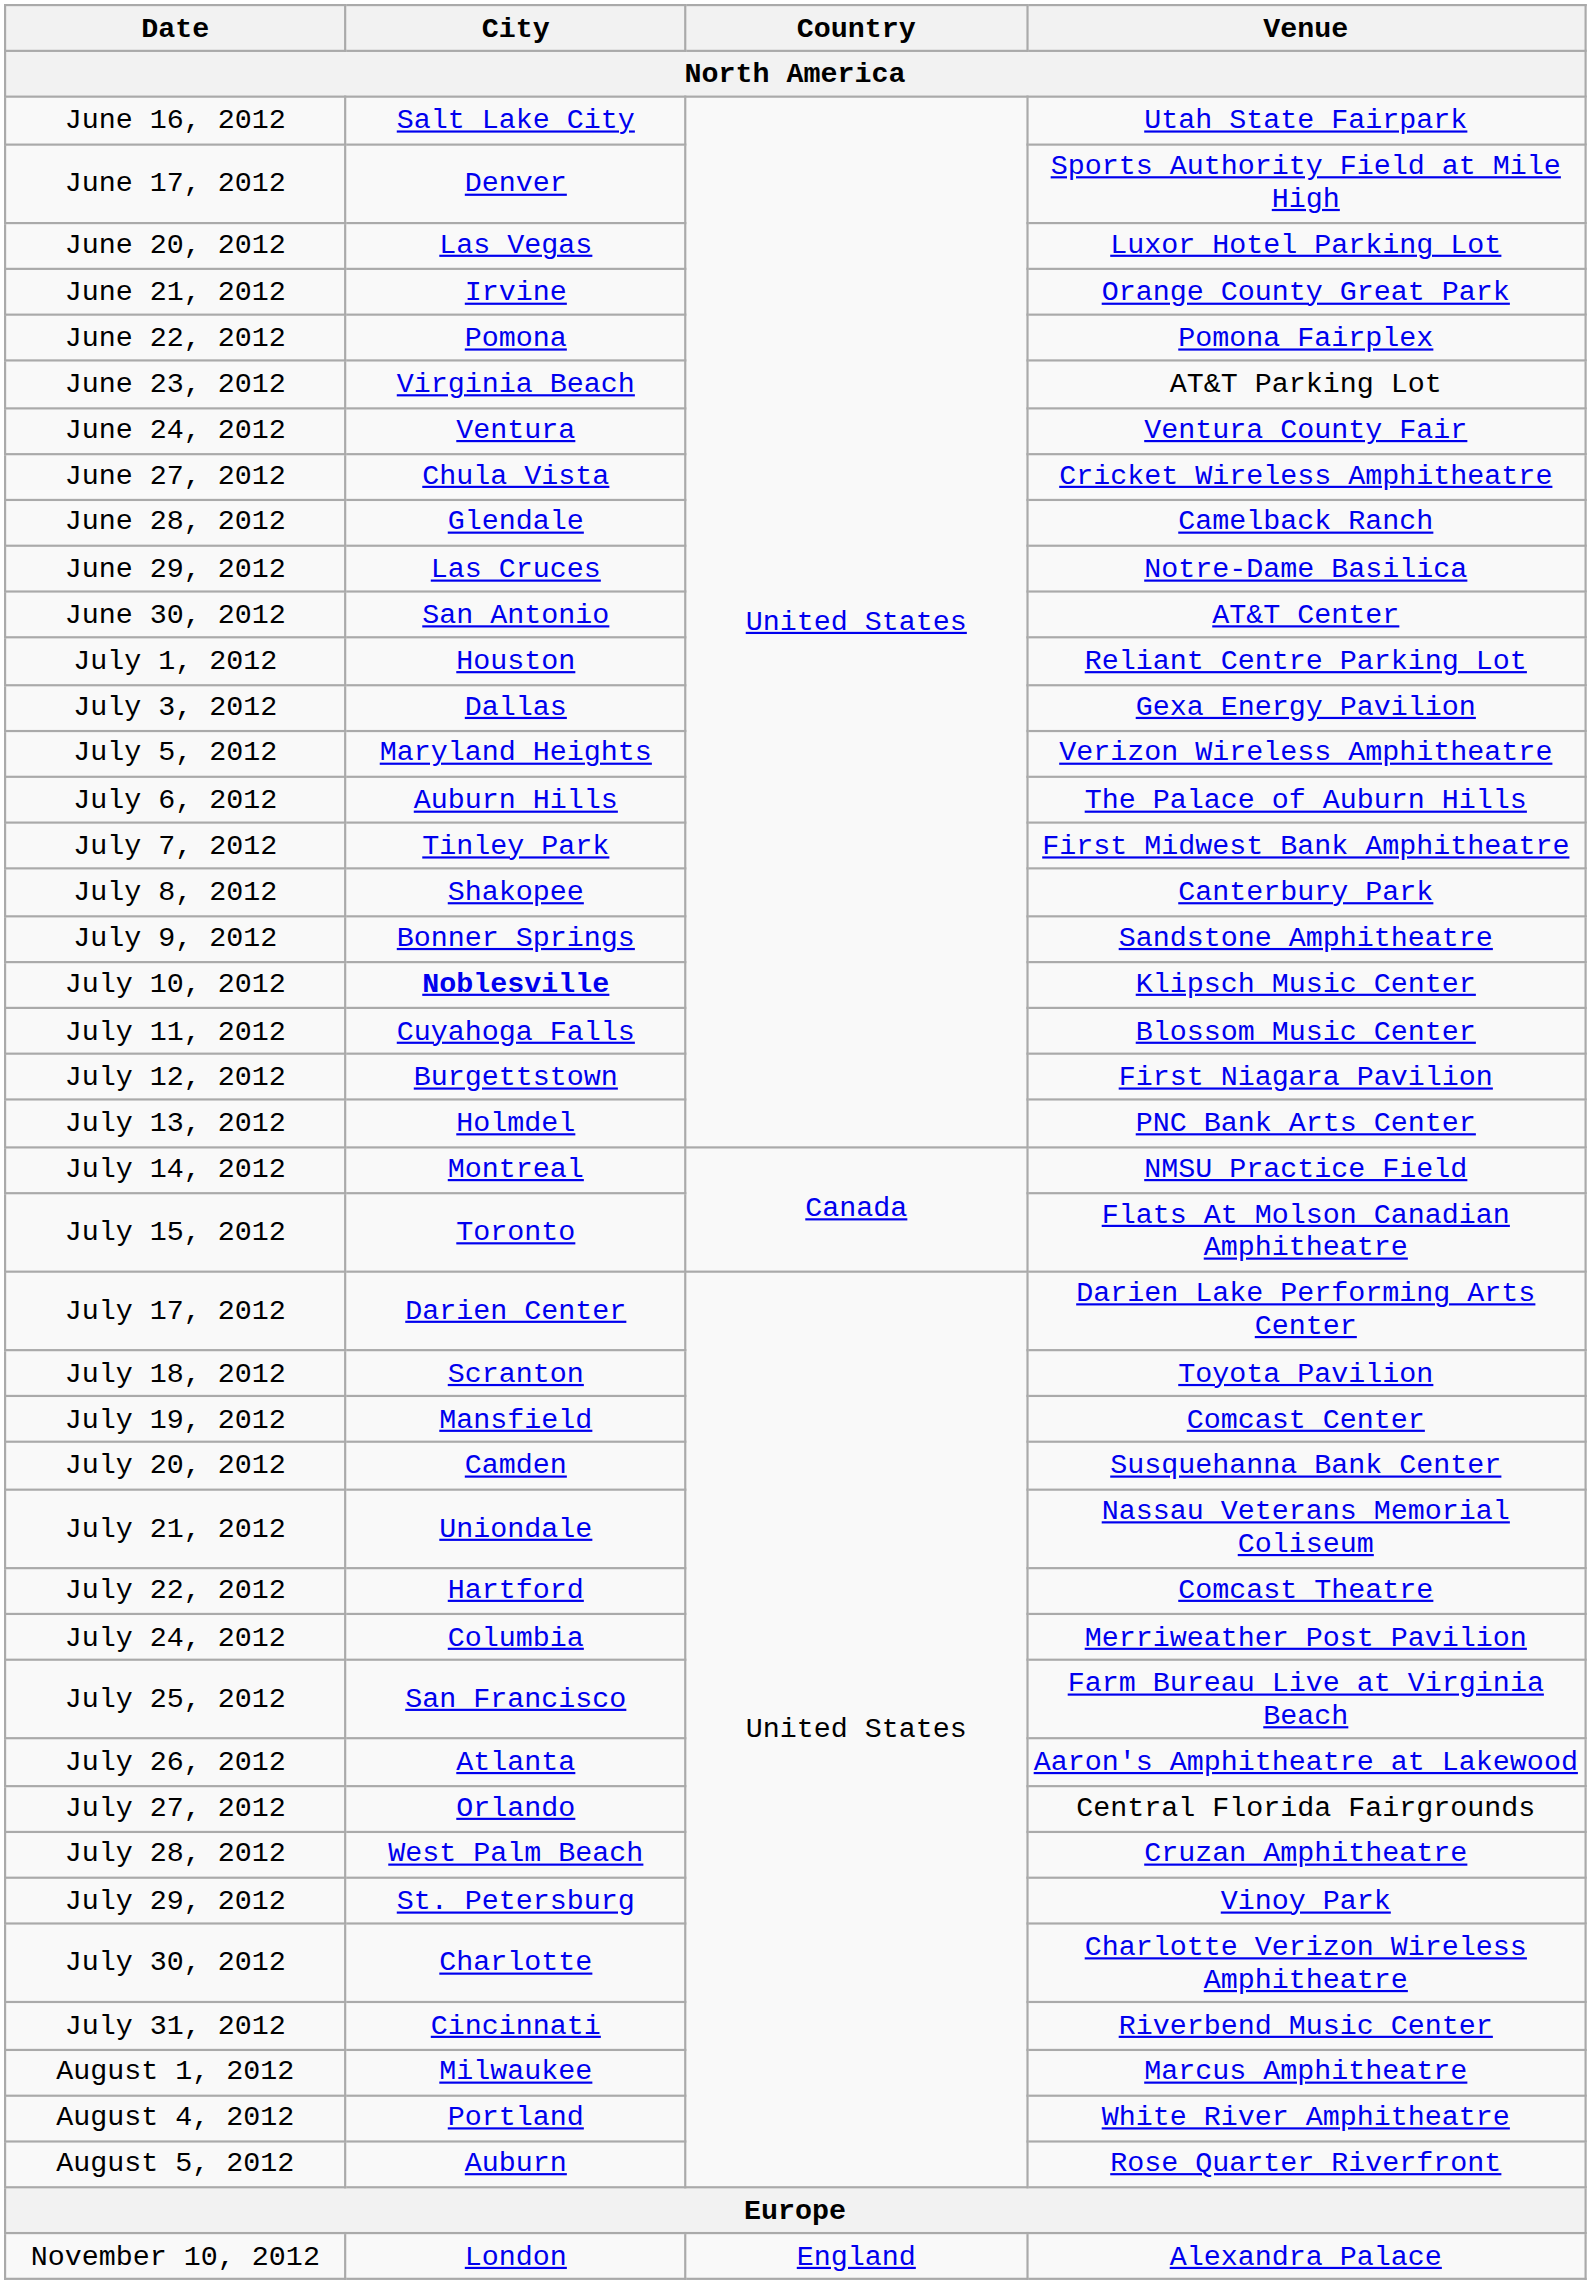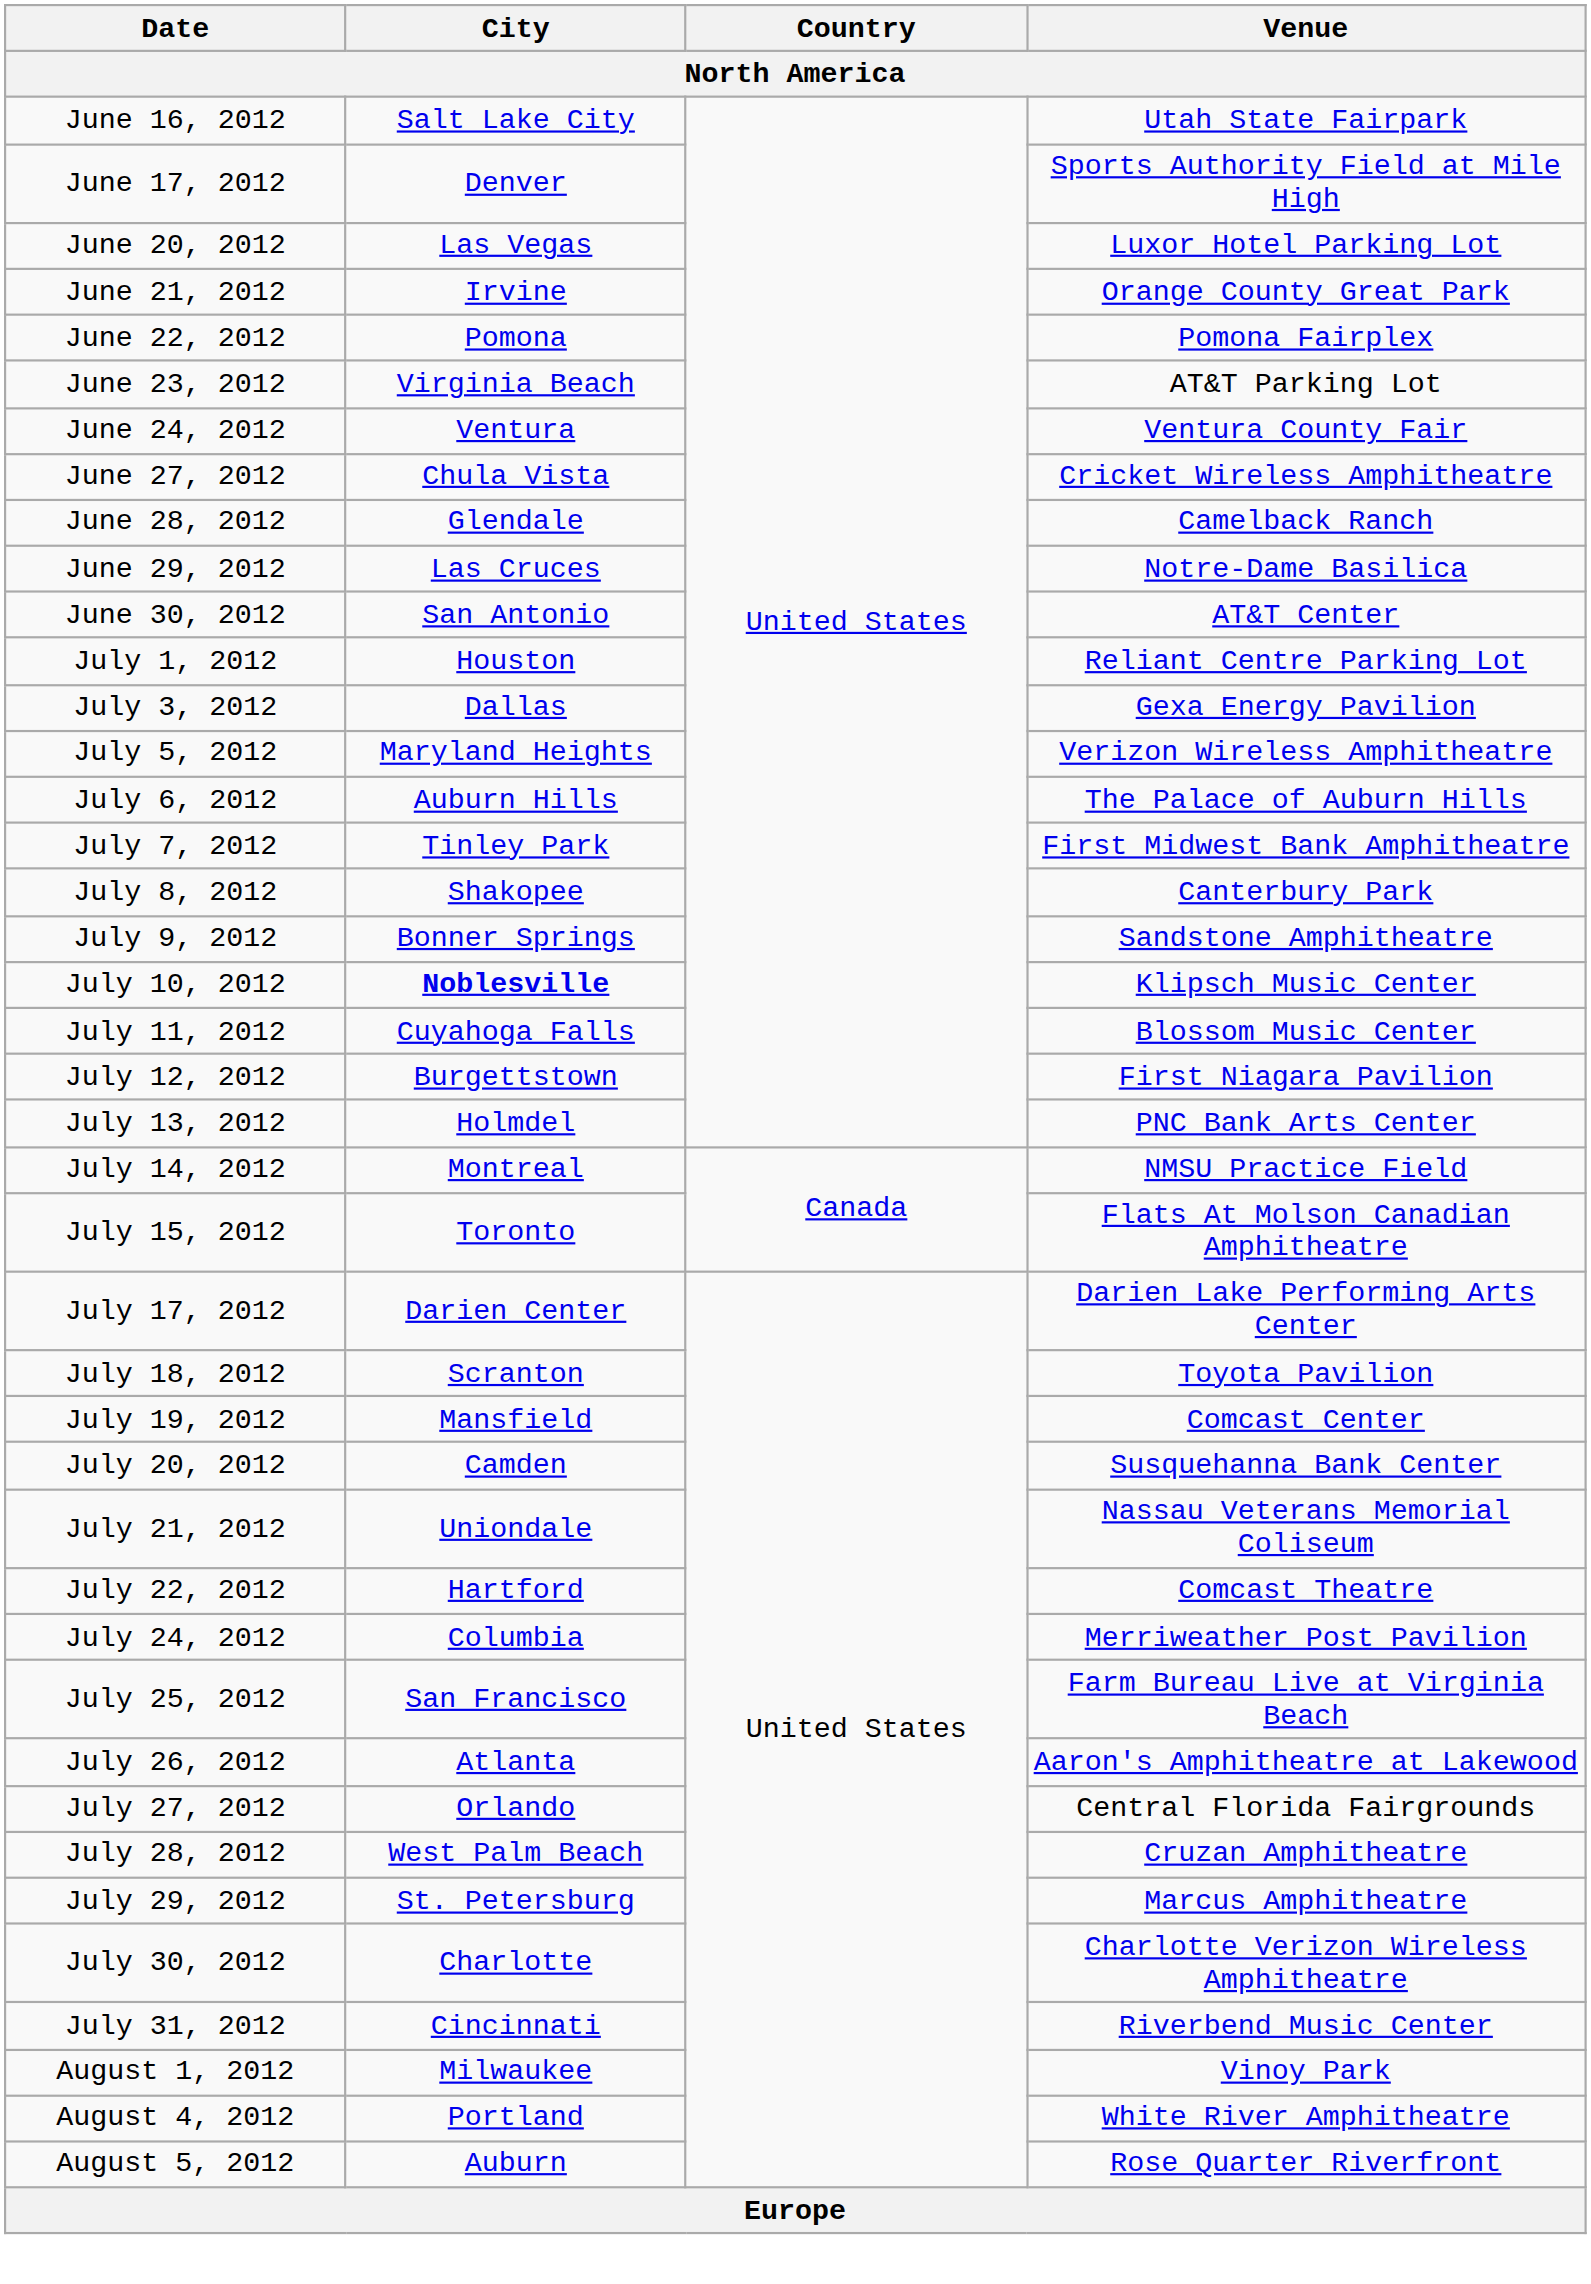(1306, 1901) Vinoy Park -> (1306, 1901) Marcus Amphitheatre
(1306, 2072) Marcus Amphitheatre -> (1306, 2072) Vinoy Park
- row: (175, 2257)
